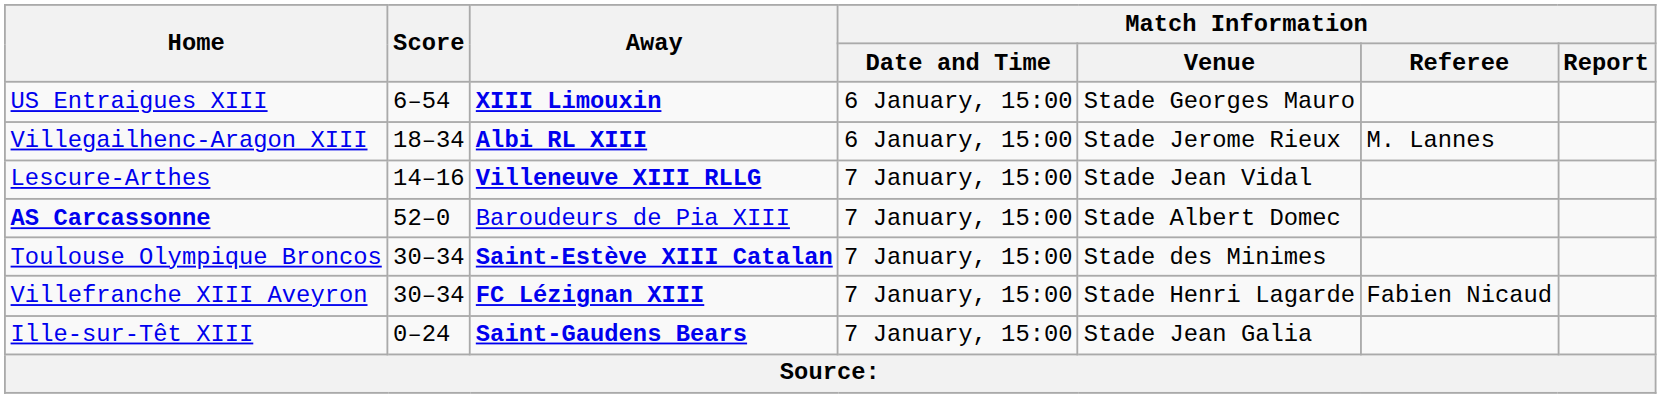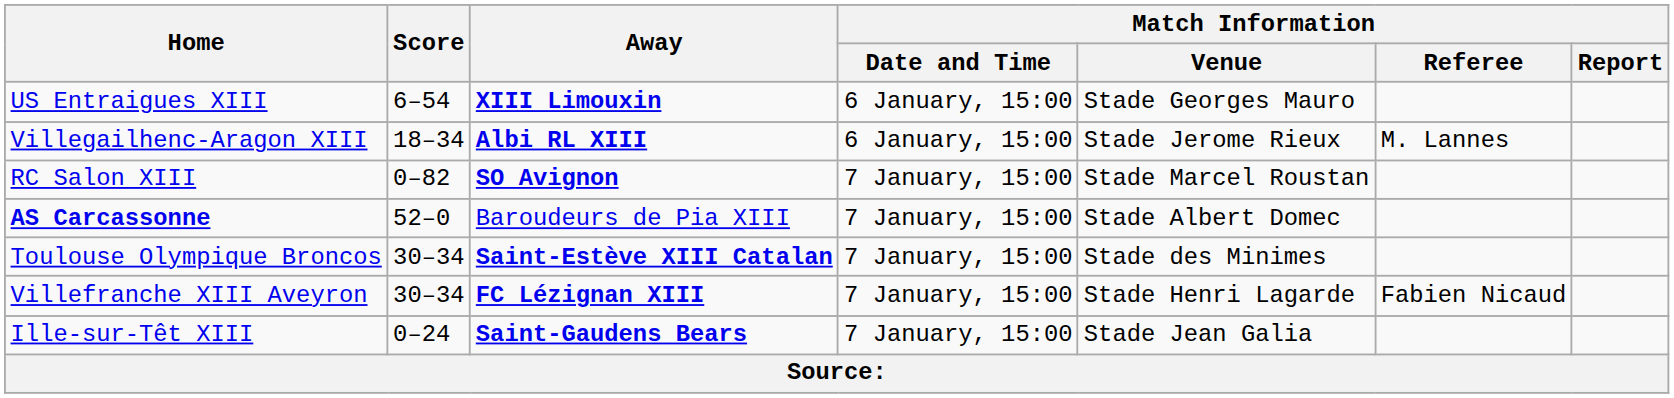+ row: (103, 179)
- row: (111, 179)
